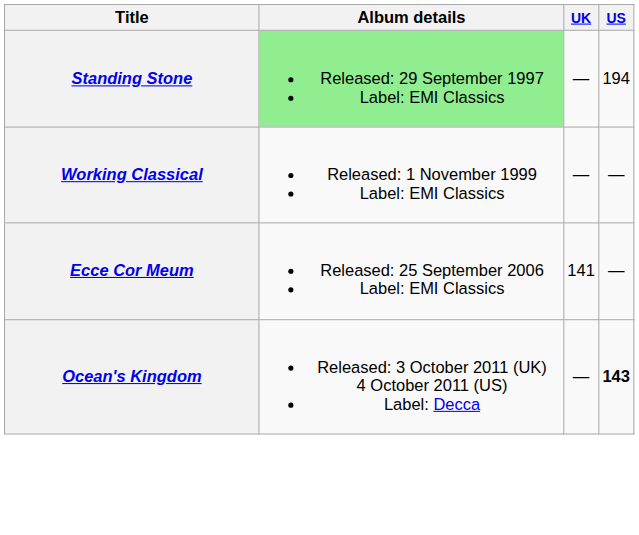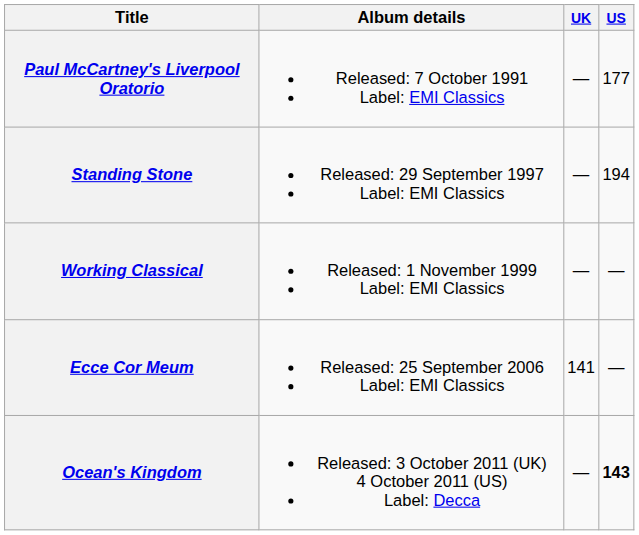+ row: (132, 78)
(411, 88) lightgreen background -> (411, 184) no background
